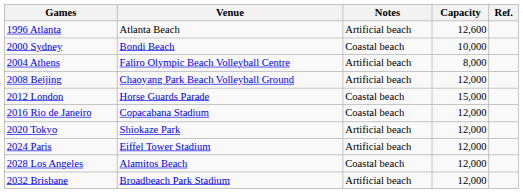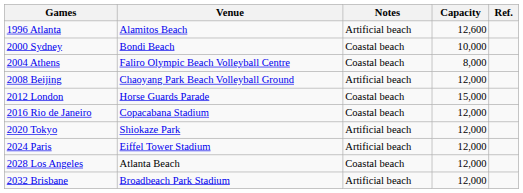(150, 29) Atlanta Beach -> (153, 29) Alamitos Beach
(378, 63) Artificial beach -> (375, 63) Coastal beach
(153, 163) Alamitos Beach -> (150, 163) Atlanta Beach
